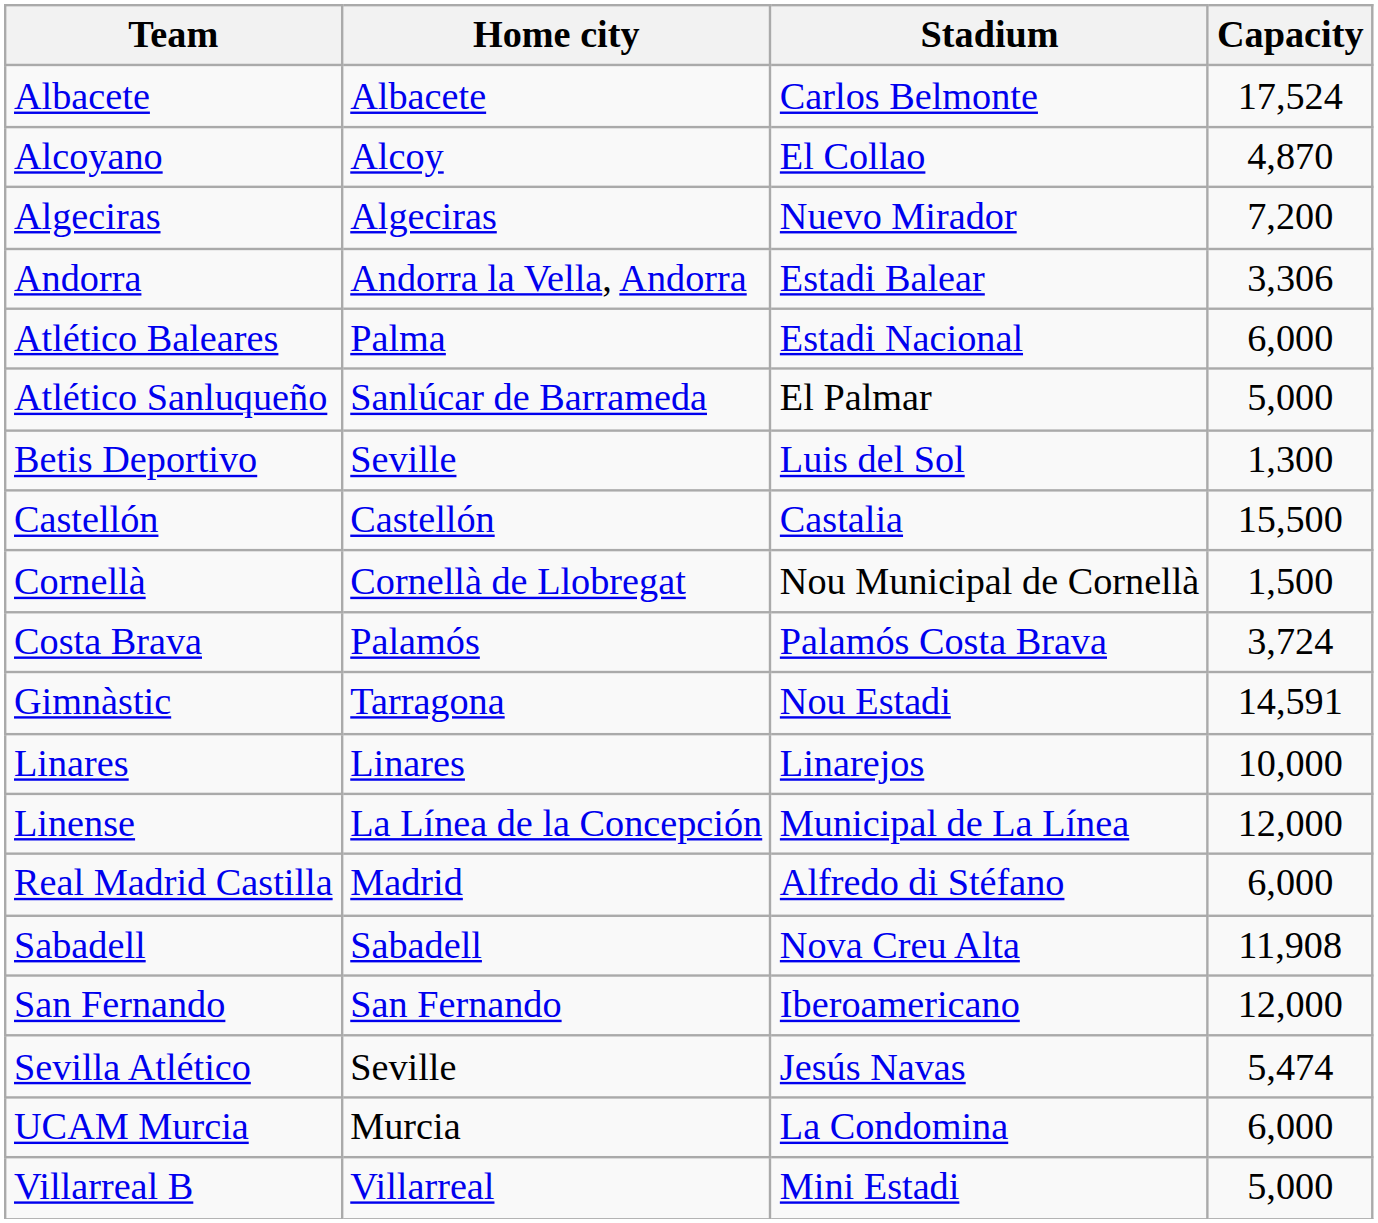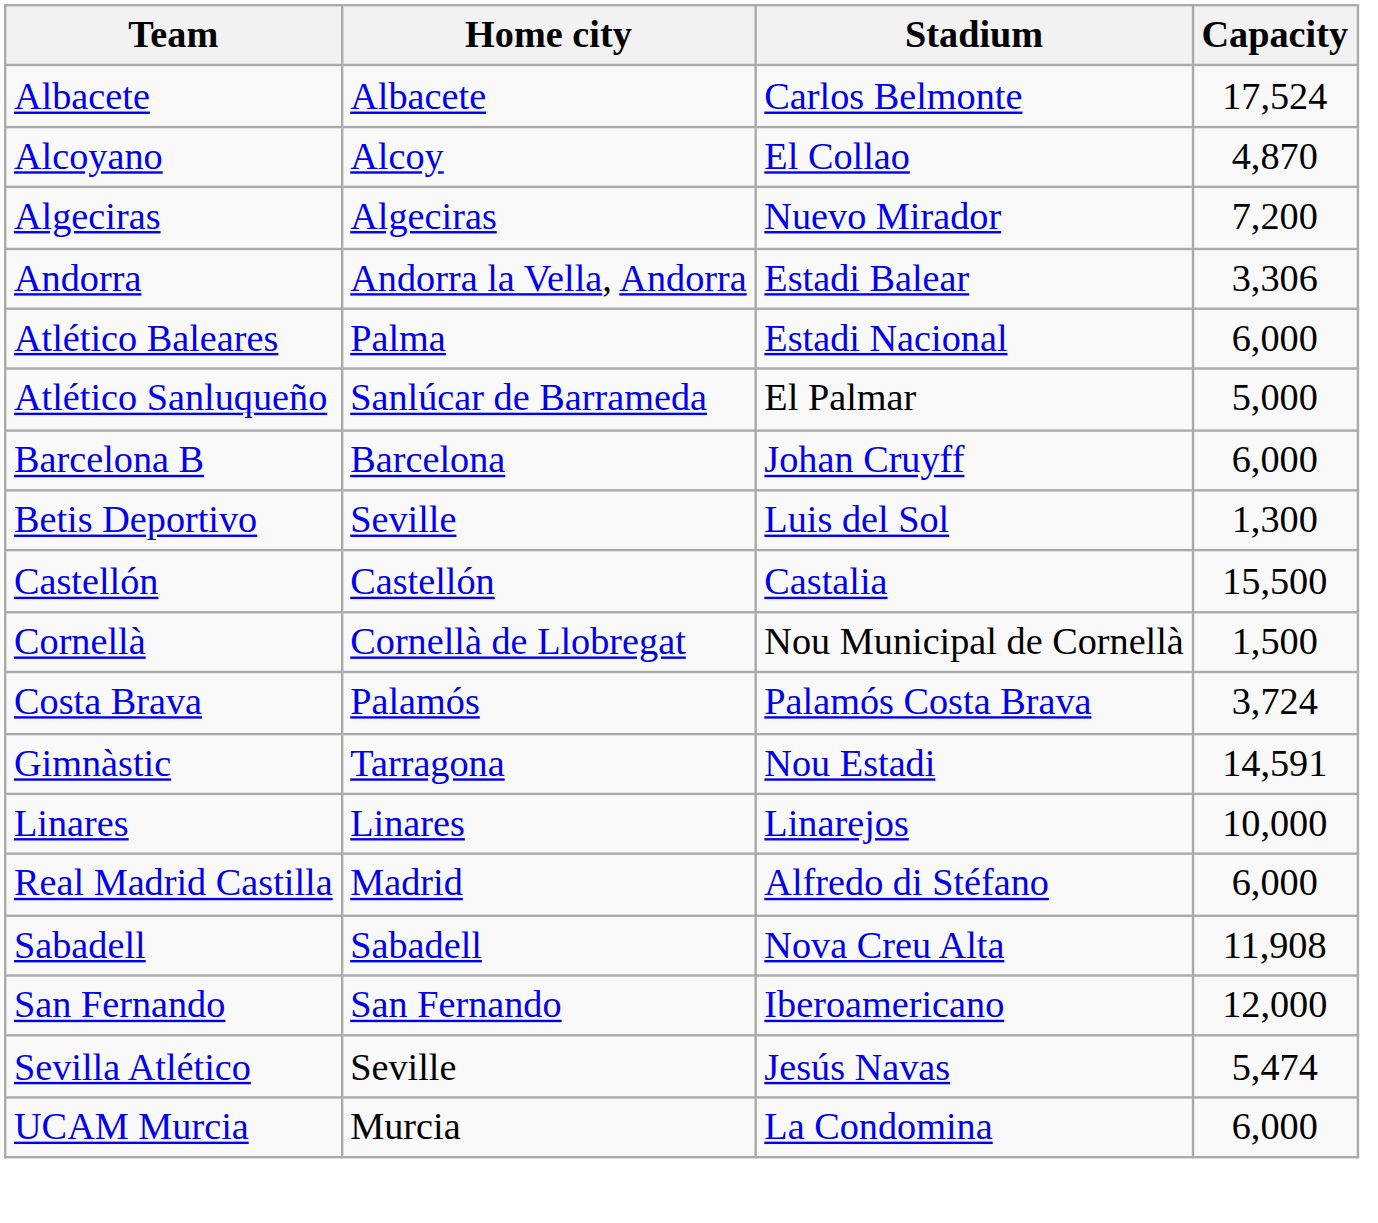+ row: (109, 459)
- row: (75, 823)
- row: (104, 1187)
